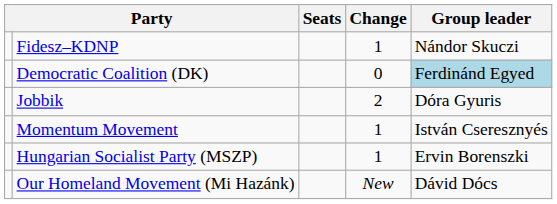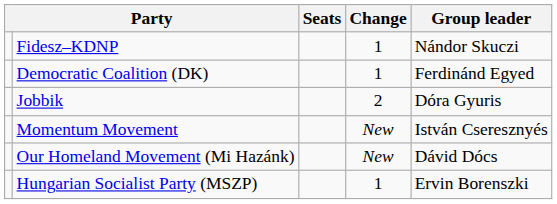(378, 73) 0 -> (378, 73) 1
(474, 73) lightblue background -> (474, 73) no background
(378, 128) 1 -> (378, 128) New
rows swapped: (137, 156) <-> (156, 184)
